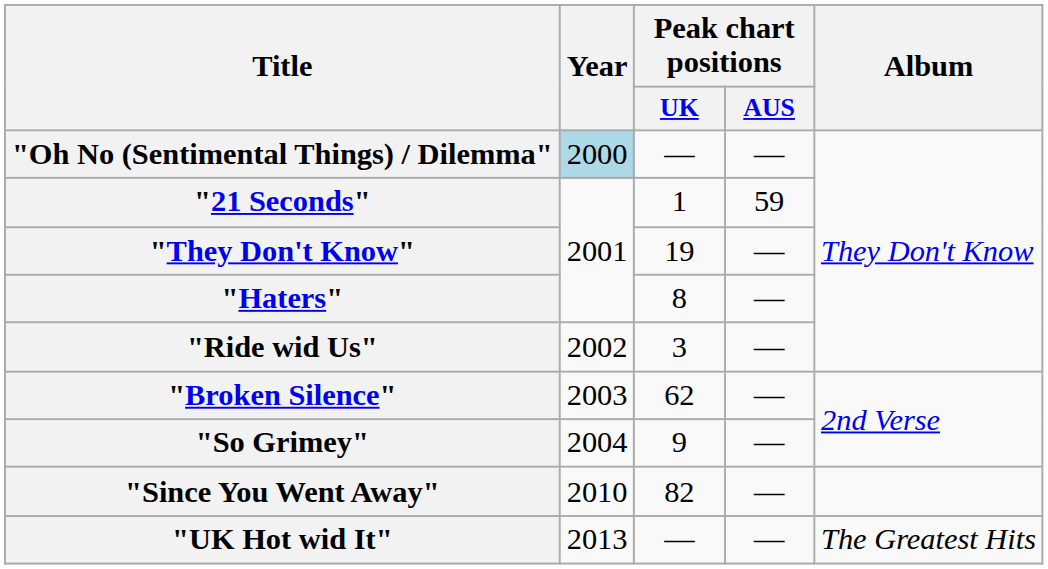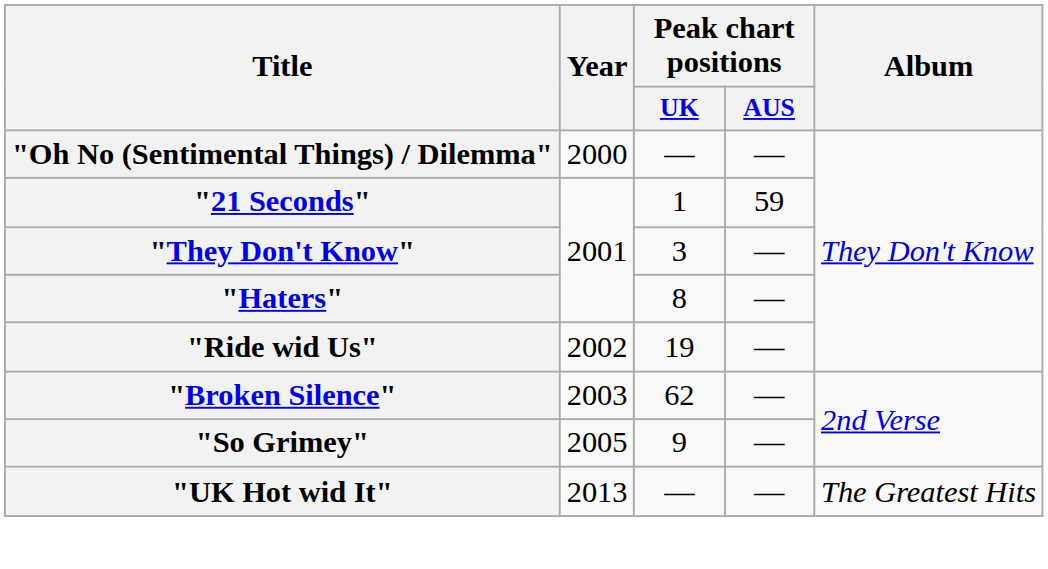(597, 153) lightblue background -> (597, 153) no background
(679, 250) 19 -> (679, 250) 3
(679, 346) 3 -> (679, 346) 19
(597, 442) 2004 -> (597, 442) 2005
- row: (282, 491)
